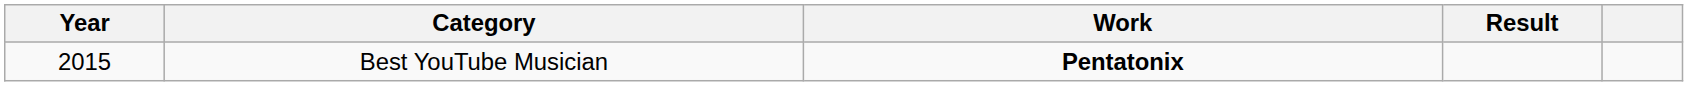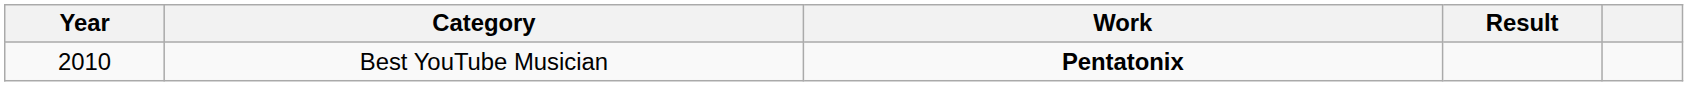(85, 61) 2015 -> (85, 61) 2010
